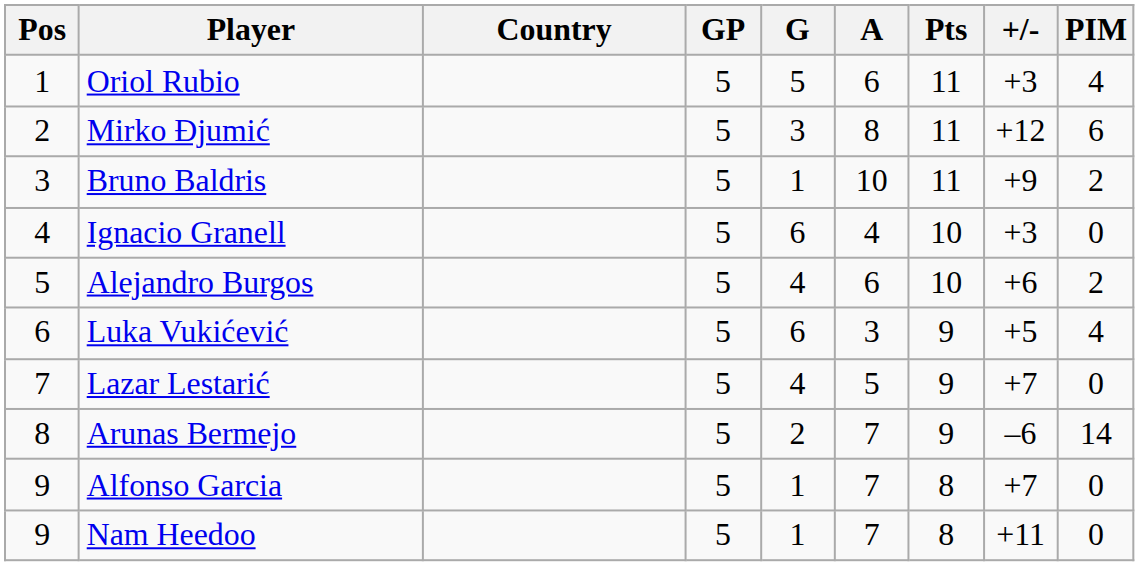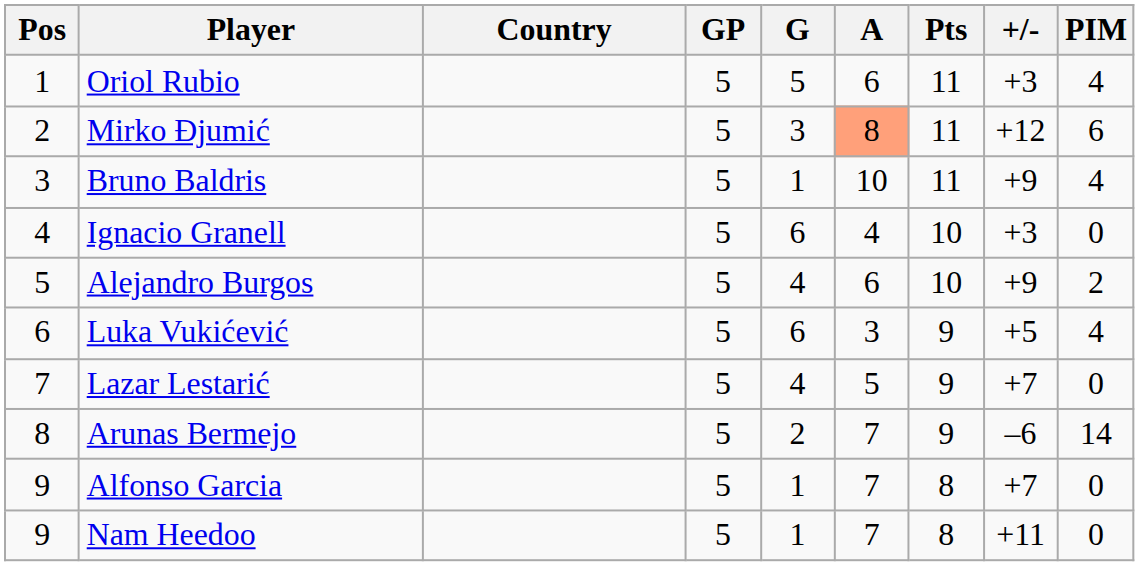(872, 130) no background -> (872, 130) lightsalmon background
(1096, 181) 2 -> (1096, 181) 4
(1021, 282) +6 -> (1021, 282) +9
